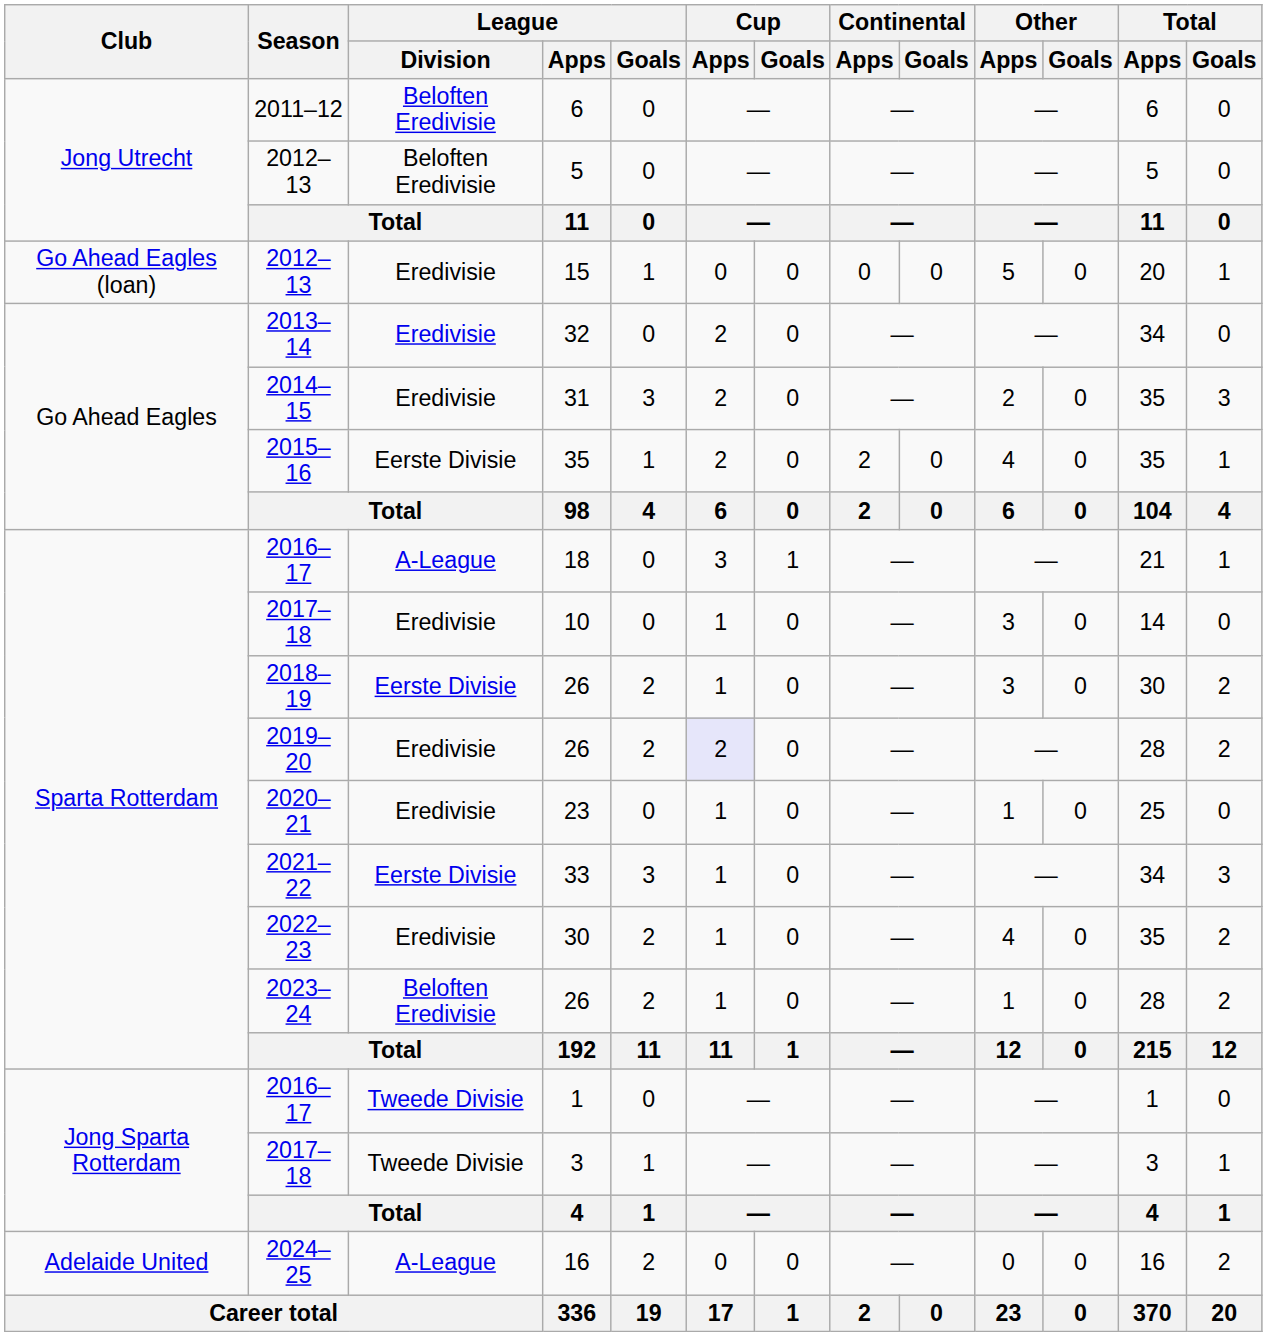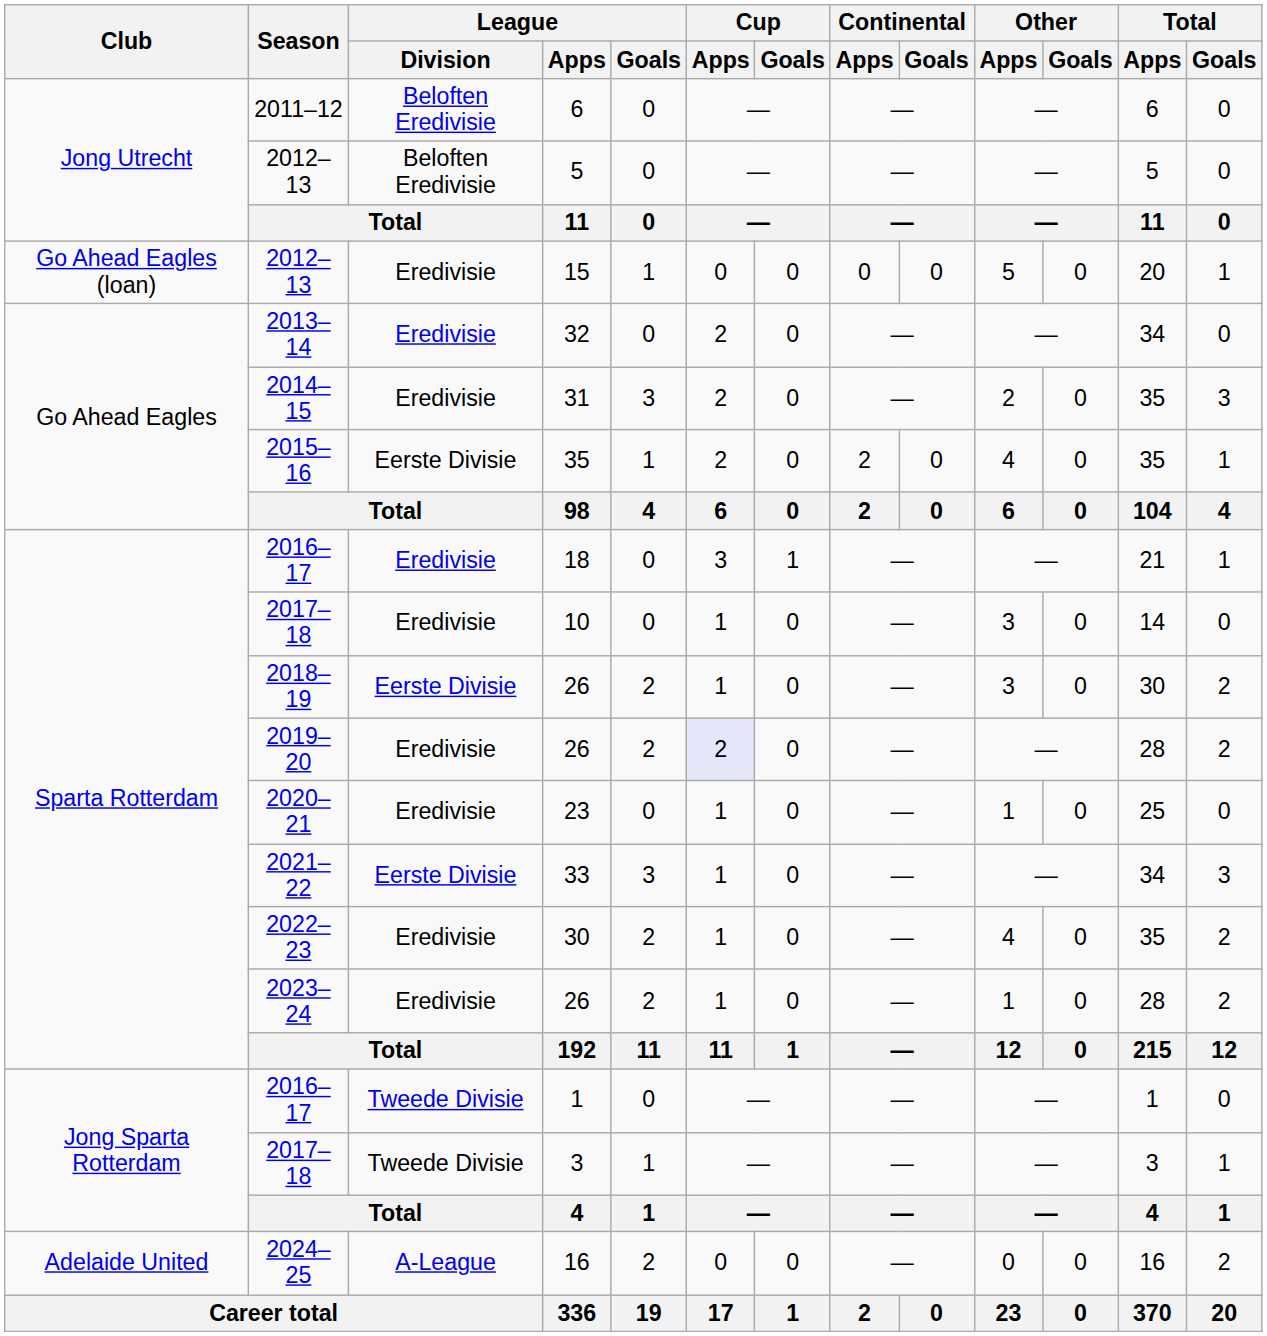(446, 560) A-League -> (446, 560) Eredivisie
(446, 1000) Beloften Eredivisie -> (446, 1000) Eredivisie
